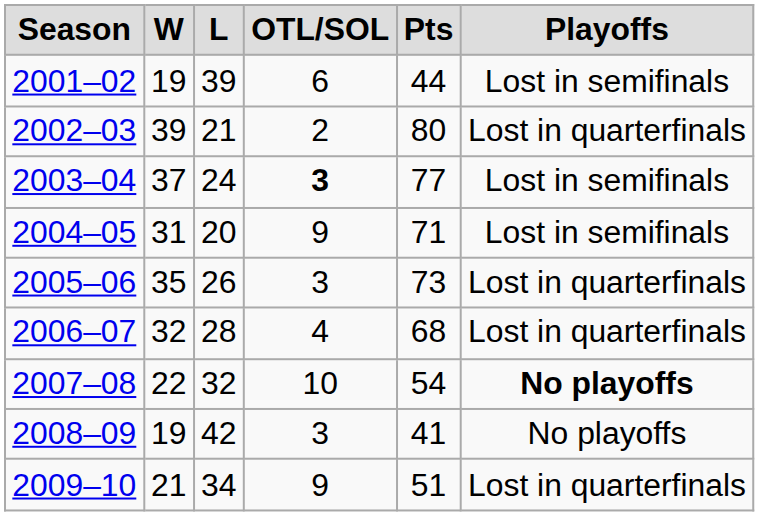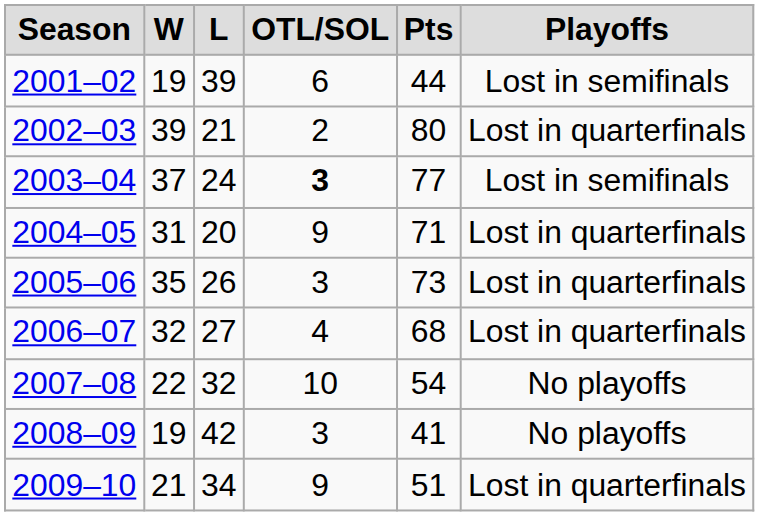(607, 231) Lost in semifinals -> (607, 231) Lost in quarterfinals
(219, 332) 28 -> (219, 332) 27
(607, 383) bold -> (607, 383) normal
